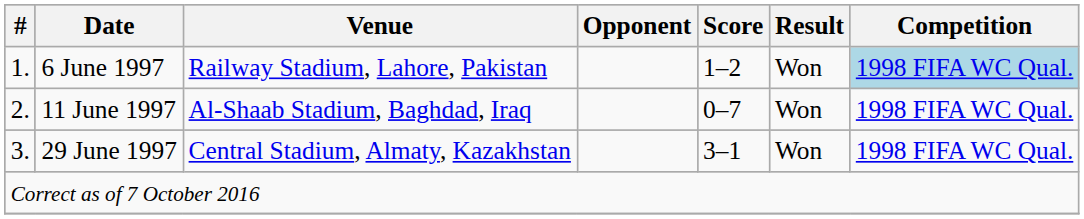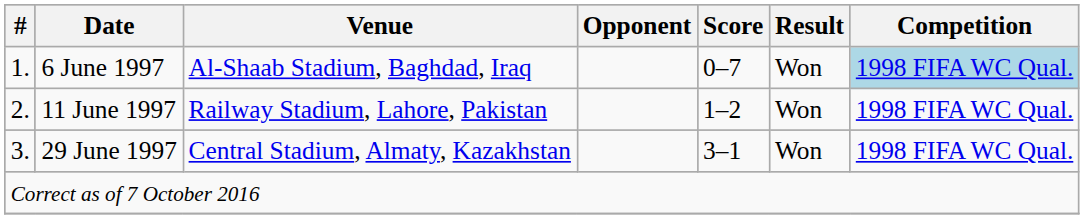(368, 67) Railway Stadium, Lahore, Pakistan -> (360, 67) Al-Shaab Stadium, Baghdad, Iraq
(722, 67) 1–2 -> (722, 67) 0–7
(360, 109) Al-Shaab Stadium, Baghdad, Iraq -> (368, 109) Railway Stadium, Lahore, Pakistan
(722, 109) 0–7 -> (722, 109) 1–2
